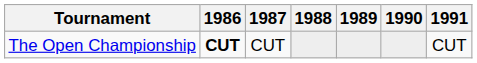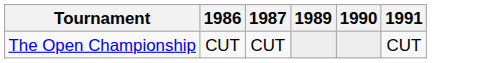- column: (313, 18)
(222, 45) bold -> (222, 45) normal
